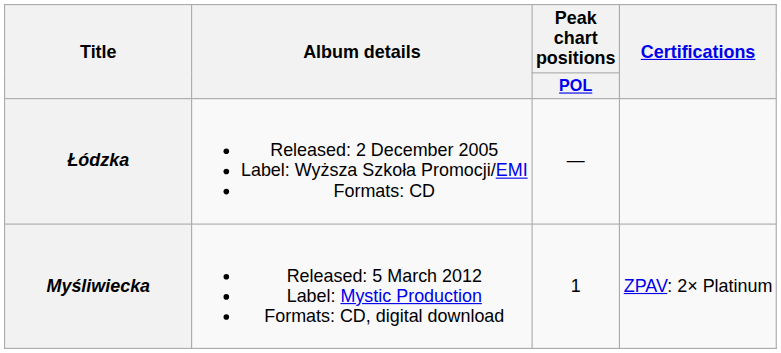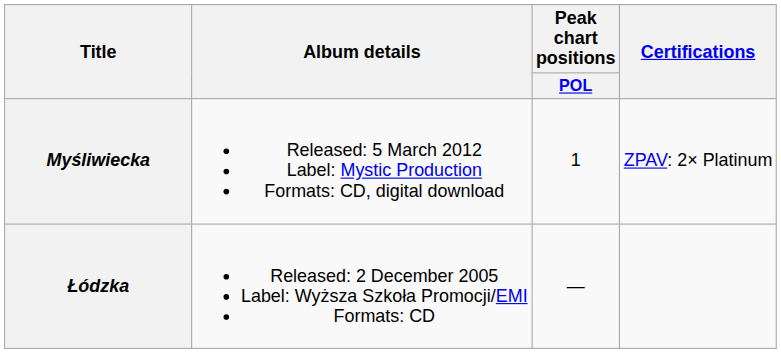rows swapped: (98, 161) <-> (98, 285)
